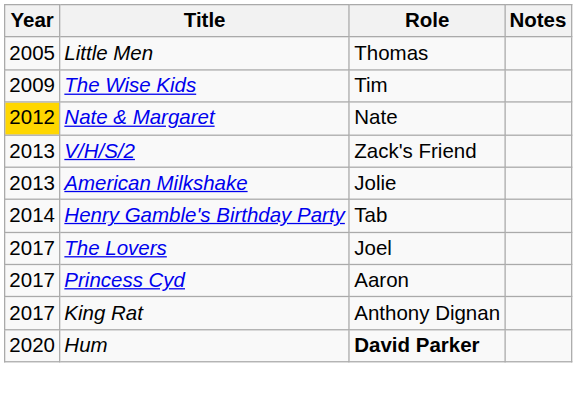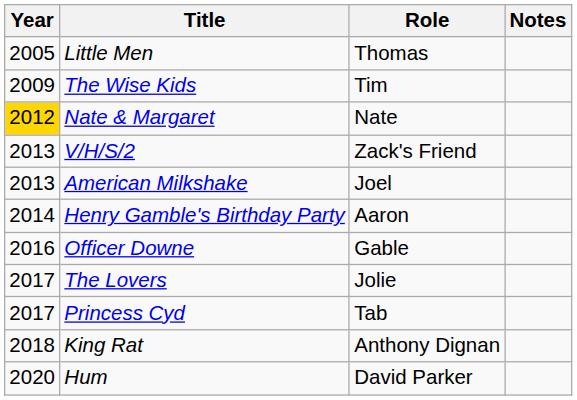(375, 183) Jolie -> (373, 183) Joel
(371, 215) Tab -> (382, 215) Aaron
+ row: (129, 248)
(373, 248) Joel -> (375, 280) Jolie
(382, 280) Aaron -> (371, 313) Tab
(32, 313) 2017 -> (32, 345) 2018
(417, 345) bold -> (413, 378) normal
